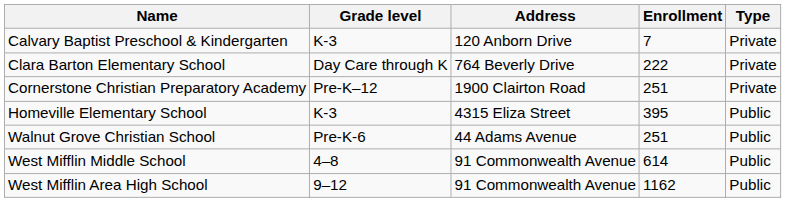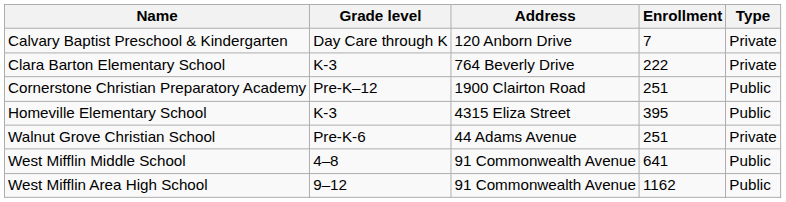(325, 40) K-3 -> (380, 40) Day Care through K
(380, 64) Day Care through K -> (325, 64) K-3
(753, 88) Private -> (750, 88) Public
(750, 137) Public -> (753, 137) Private
(656, 161) 614 -> (656, 161) 641
